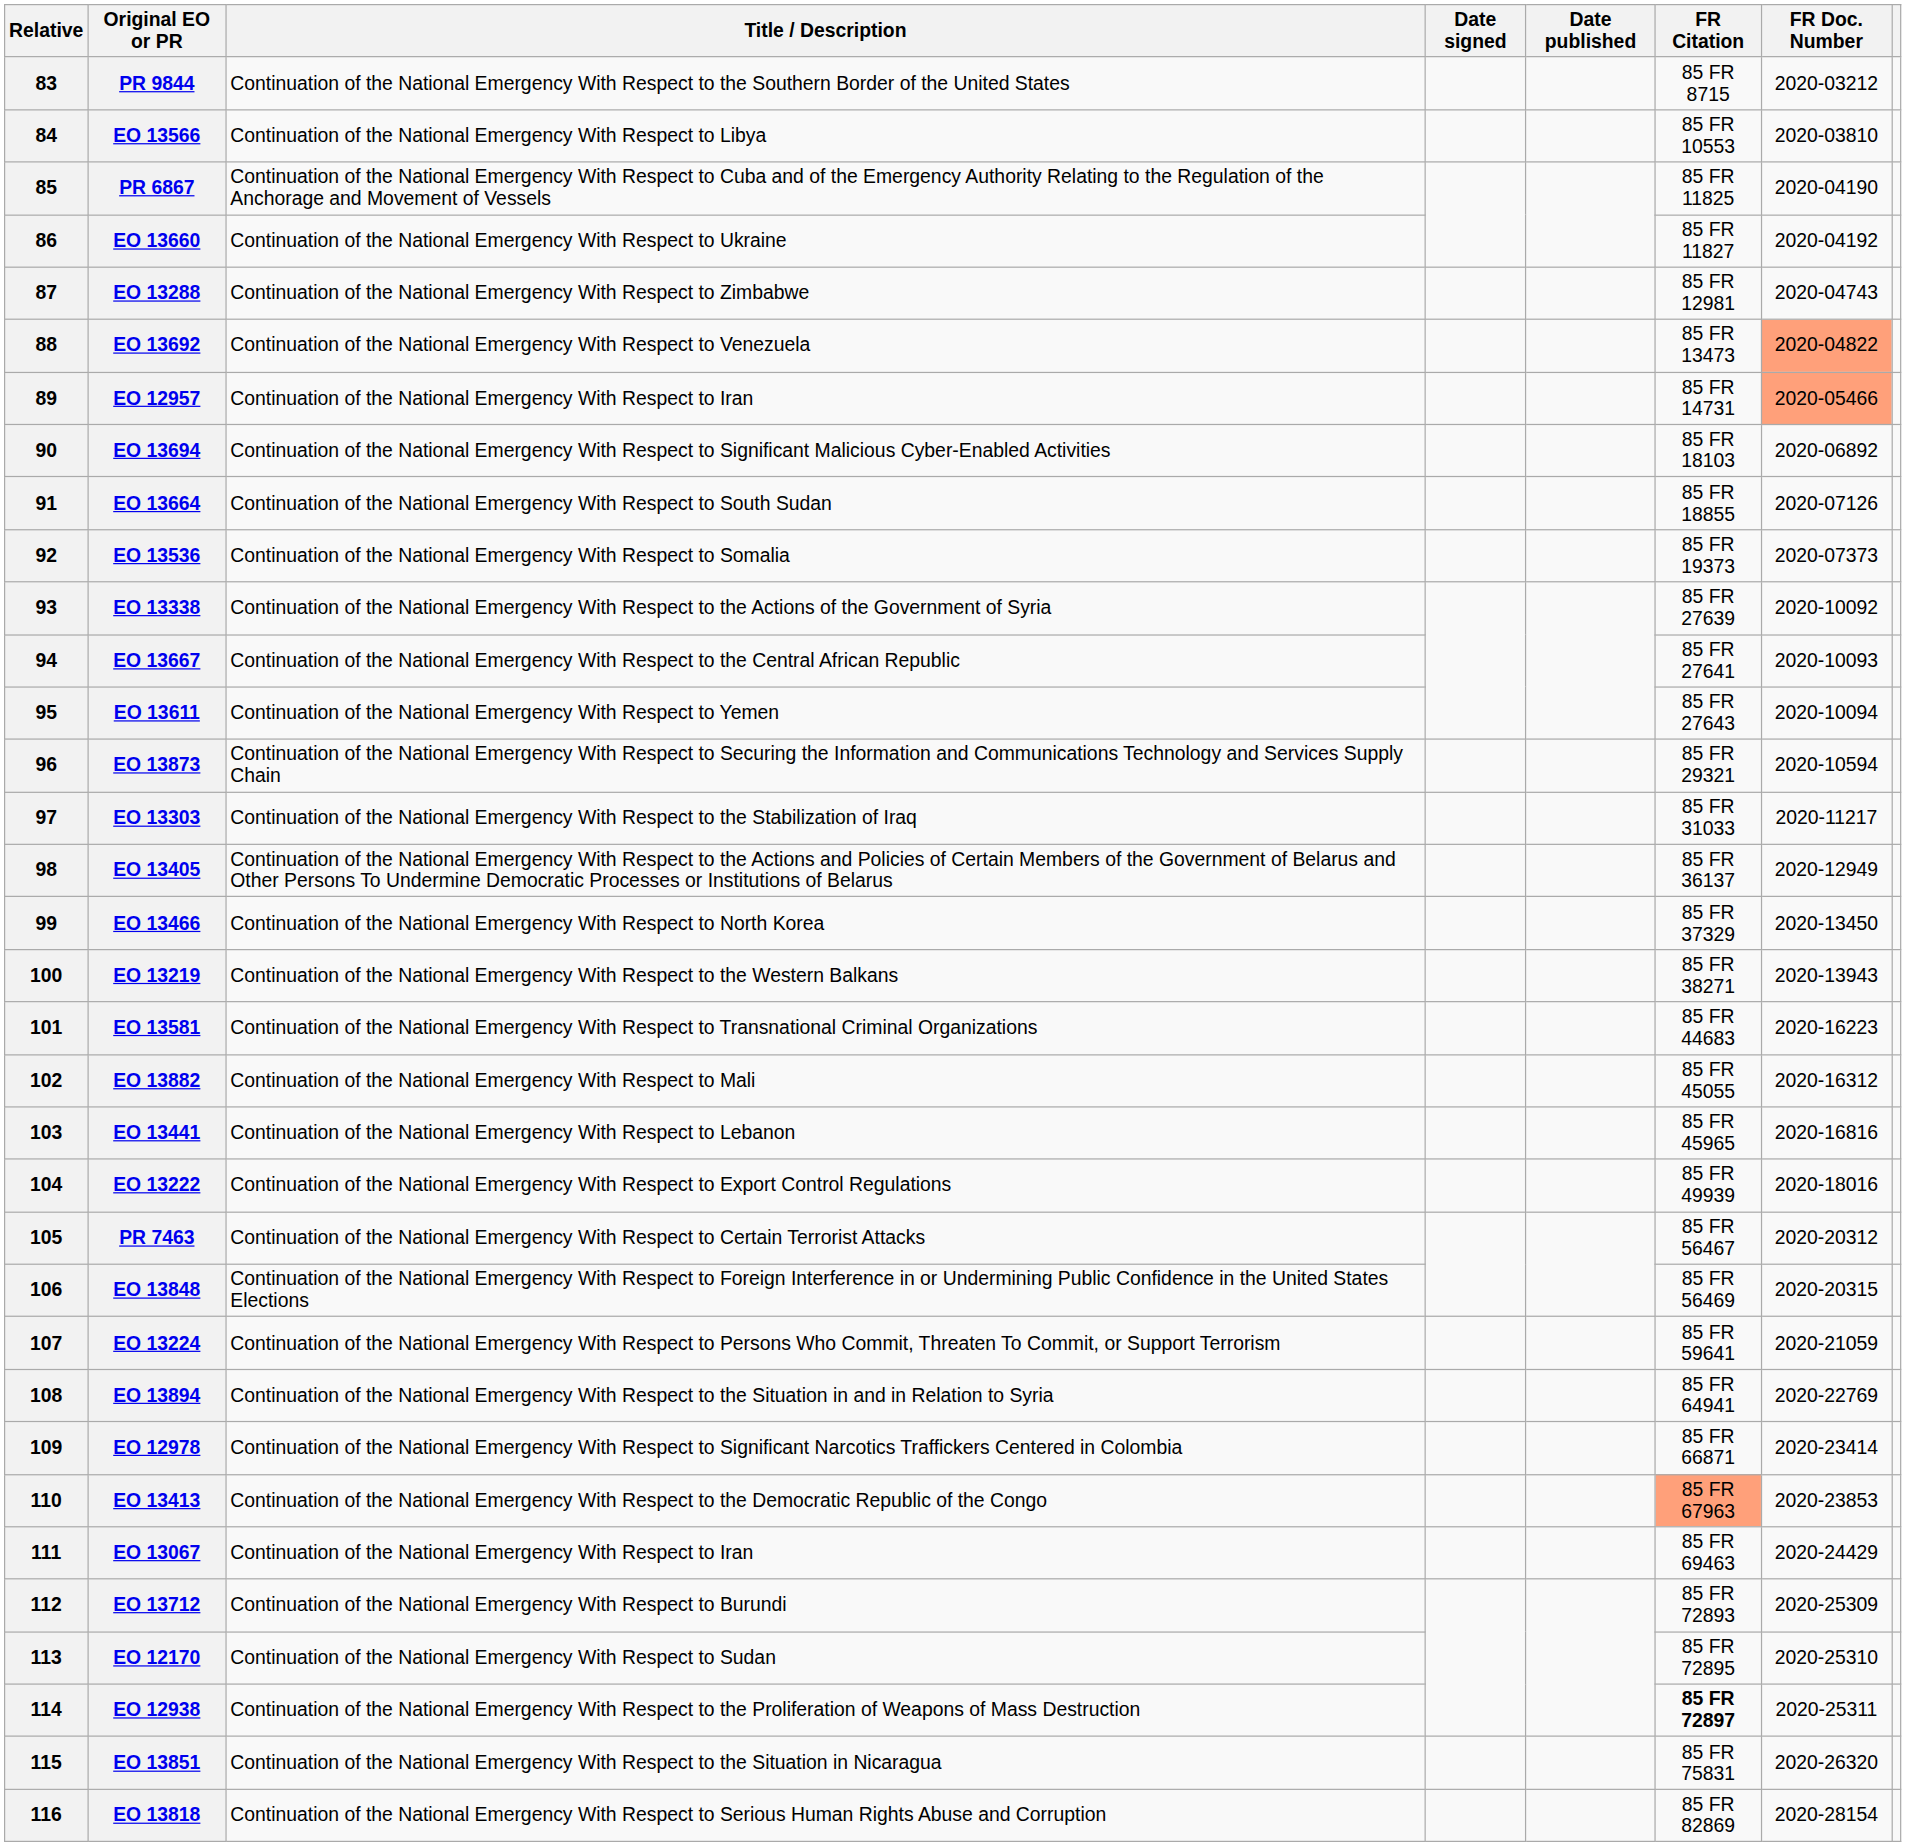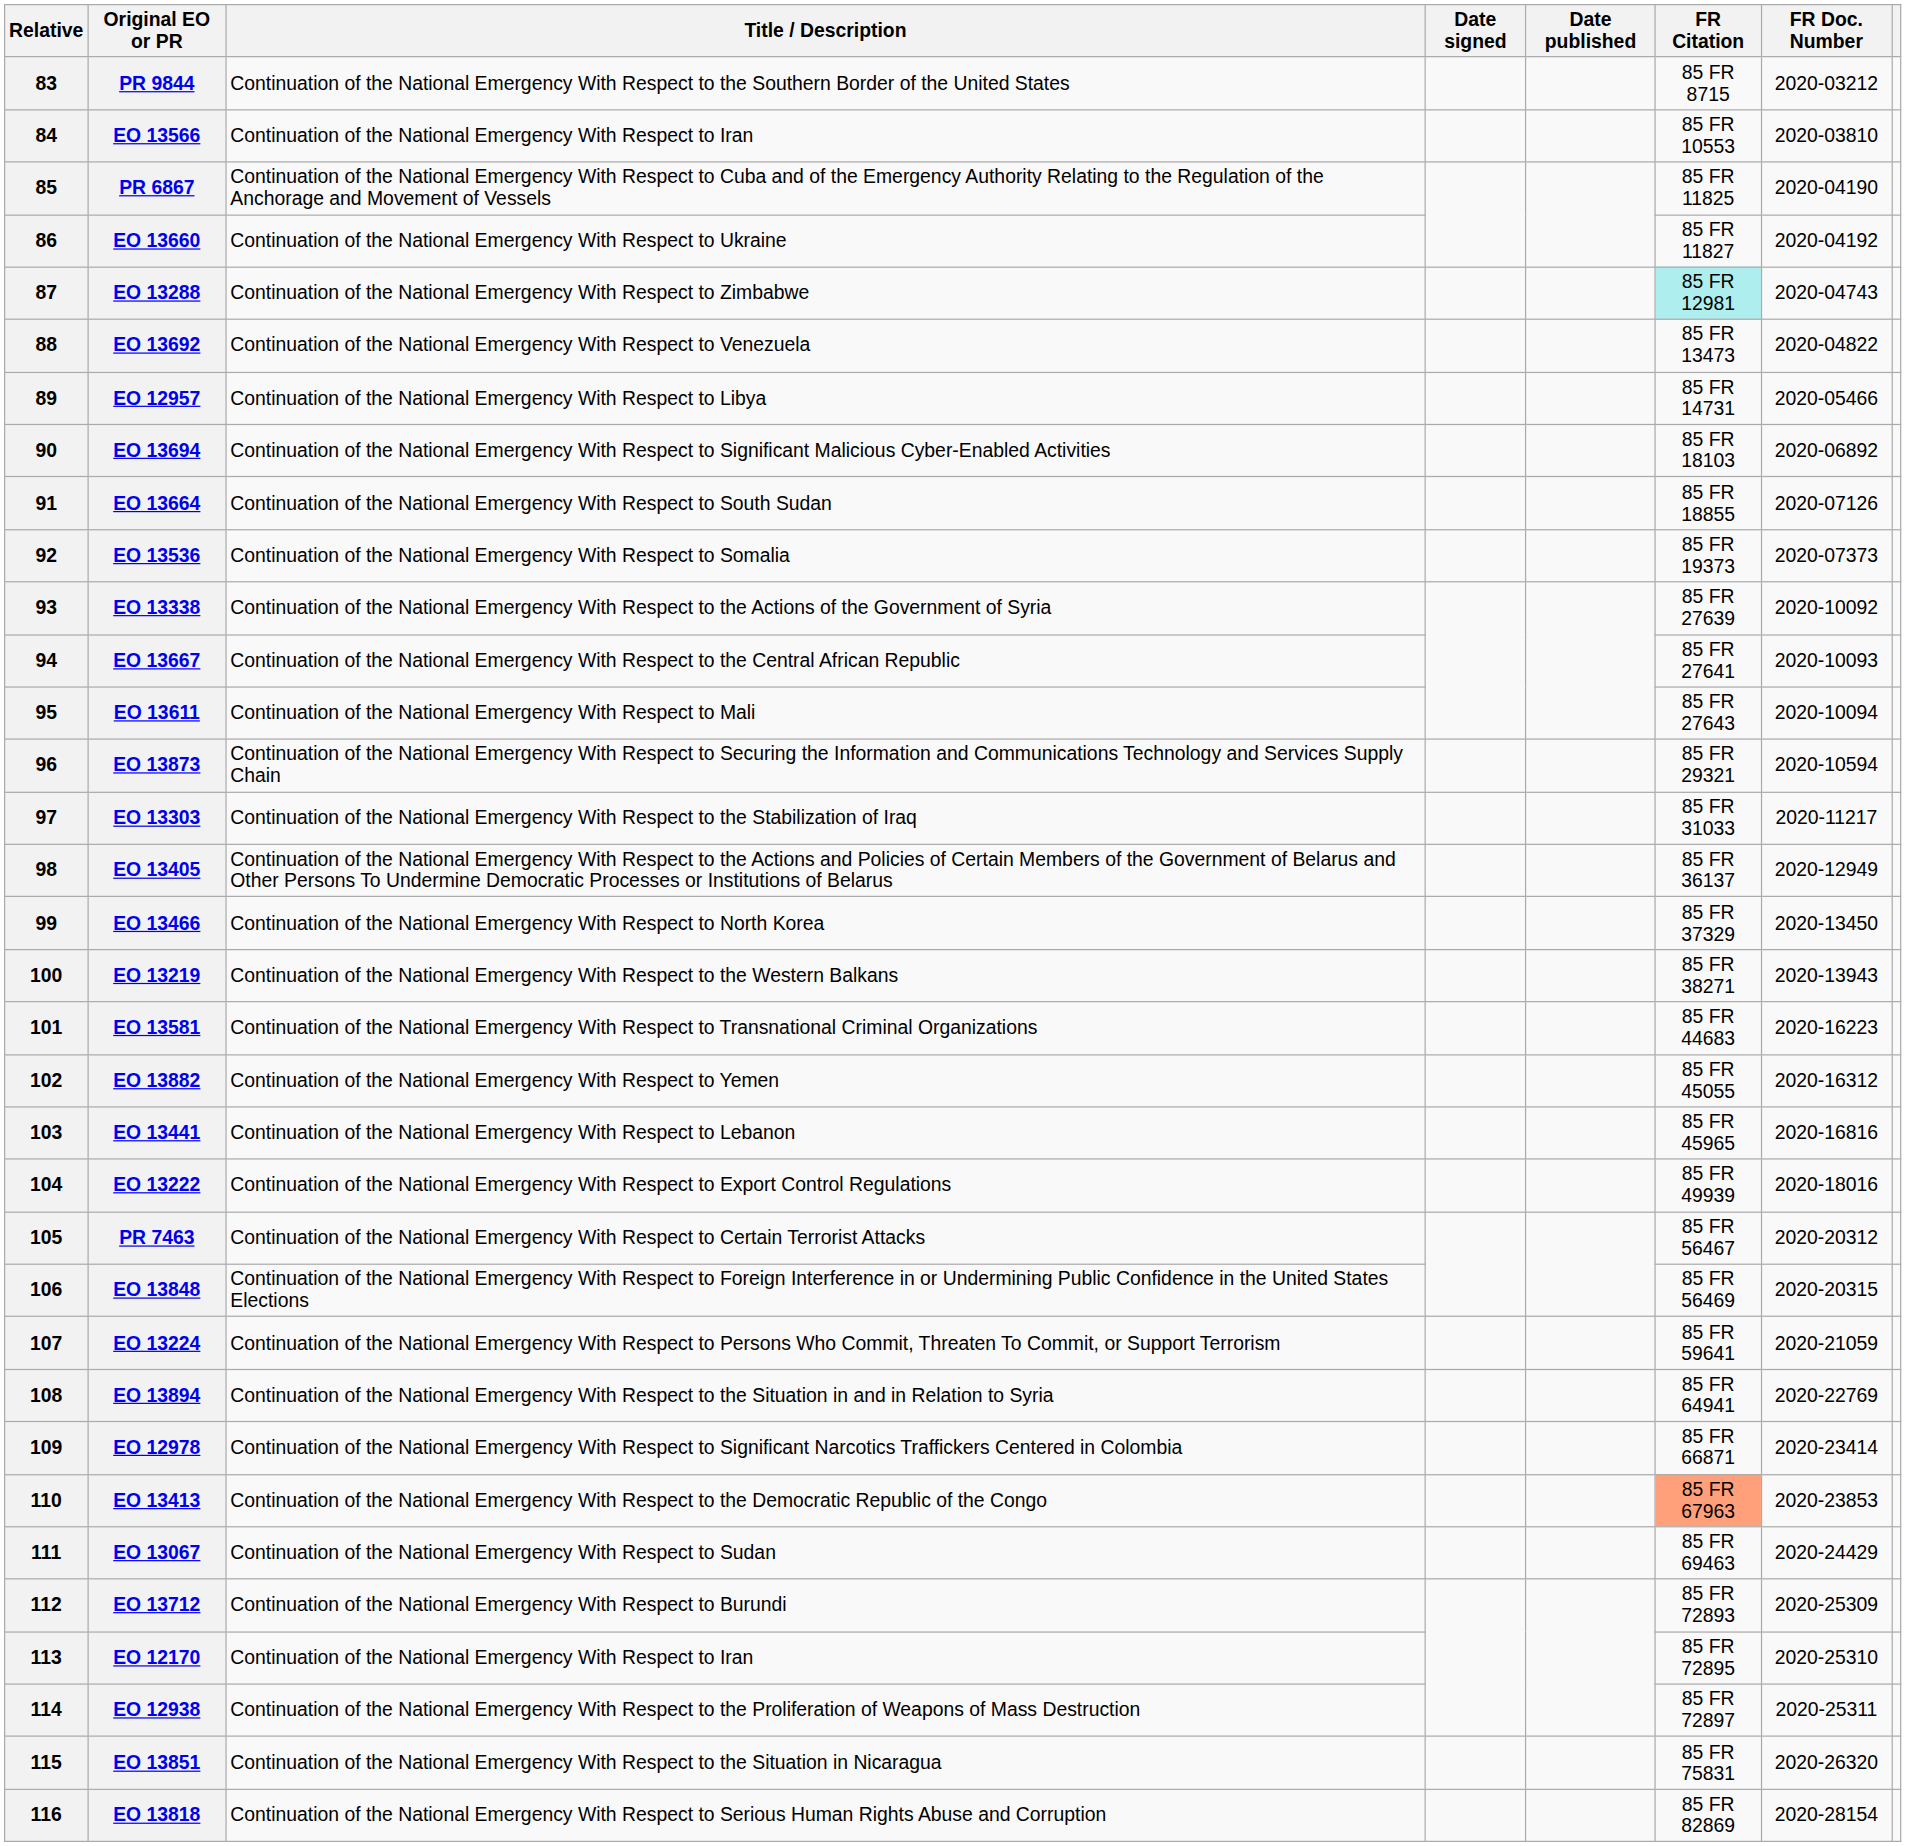(498, 135) Continuation of the National Emergency With Respect to Libya -> (492, 135) Continuation of the National Emergency With Respect to Iran
(1708, 293) no background -> (1708, 293) paleturquoise background
(1826, 345) lightsalmon background -> (1826, 345) no background
(492, 398) Continuation of the National Emergency With Respect to Iran -> (498, 398) Continuation of the National Emergency With Respect to Libya
(1826, 398) lightsalmon background -> (1826, 398) no background
(505, 713) Continuation of the National Emergency With Respect to Yemen -> (493, 713) Continuation of the National Emergency With Respect to Mali
(493, 1080) Continuation of the National Emergency With Respect to Mali -> (505, 1080) Continuation of the National Emergency With Respect to Yemen
(492, 1552) Continuation of the National Emergency With Respect to Iran -> (503, 1552) Continuation of the National Emergency With Respect to Sudan
(503, 1657) Continuation of the National Emergency With Respect to Sudan -> (492, 1657) Continuation of the National Emergency With Respect to Iran
(1708, 1710) bold -> (1708, 1710) normal
